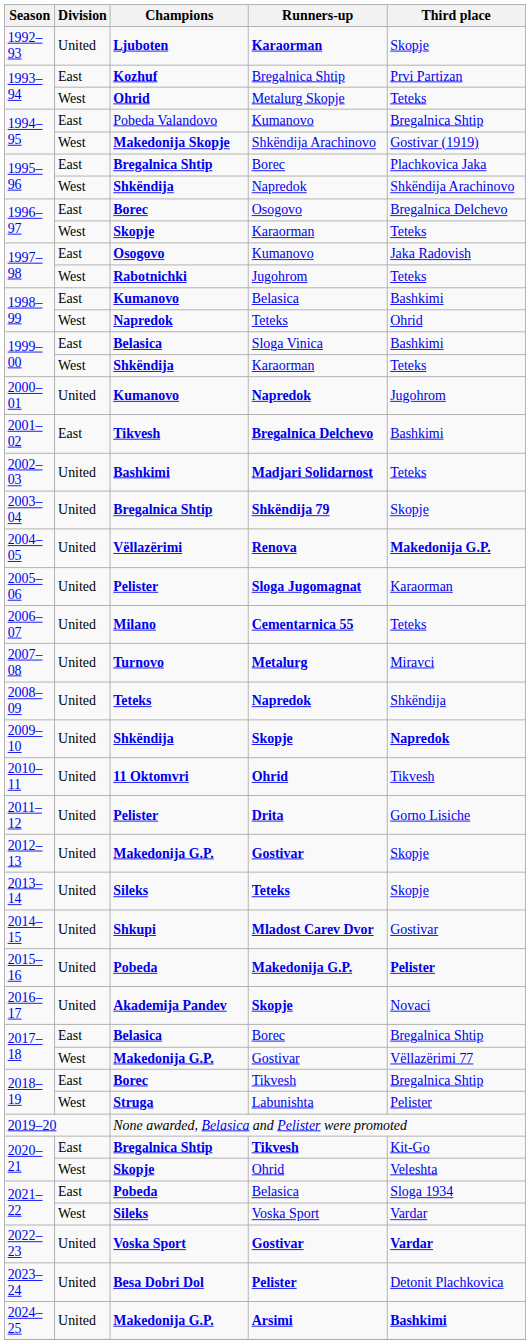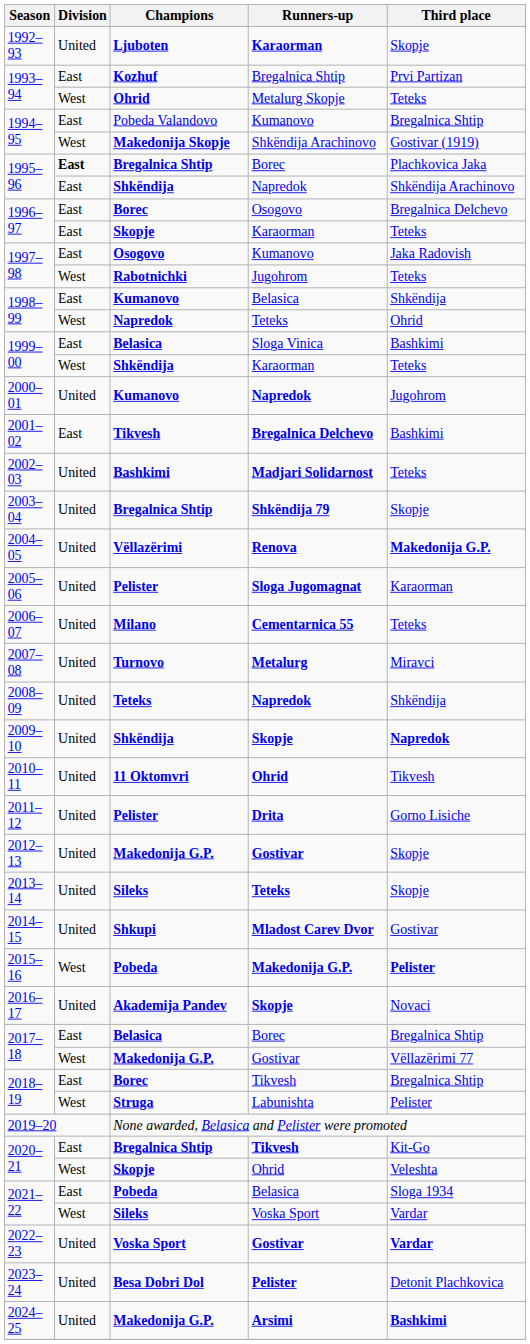(70, 164) normal -> (71, 164) bold
(72, 187) West -> (70, 187) East
(72, 231) West -> (70, 231) East
(417, 298) Bashkimi -> (418, 298) Shkëndija
(77, 967) United -> (72, 967) West
